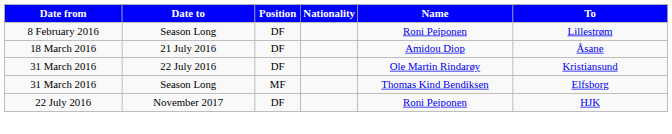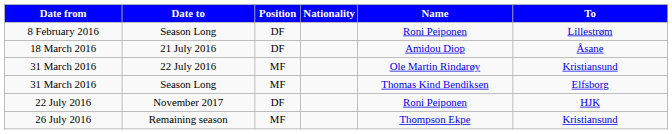(278, 67) DF -> (278, 67) MF
+ row: (63, 120)
